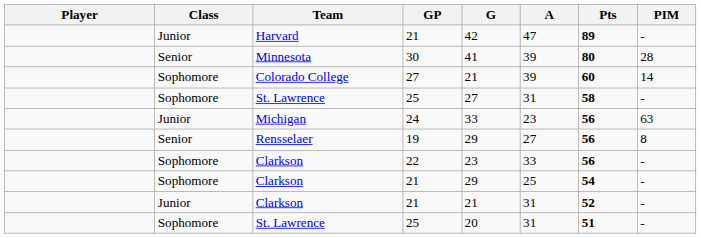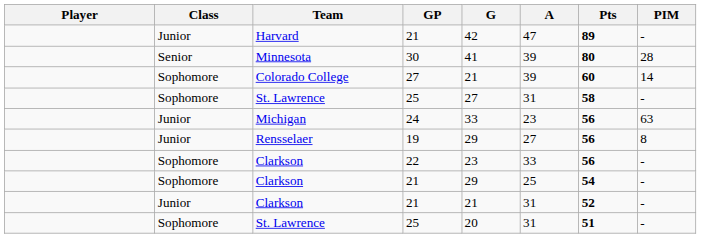(175, 139) Senior -> (174, 139) Junior
